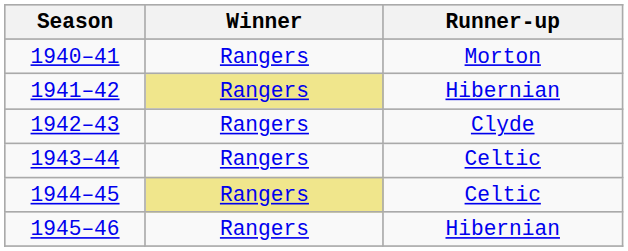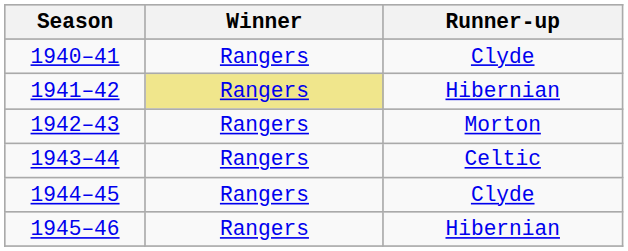(503, 57) Morton -> (503, 57) Clyde
(503, 126) Clyde -> (503, 126) Morton
(264, 195) khaki background -> (264, 195) no background
(503, 195) Celtic -> (503, 195) Clyde
